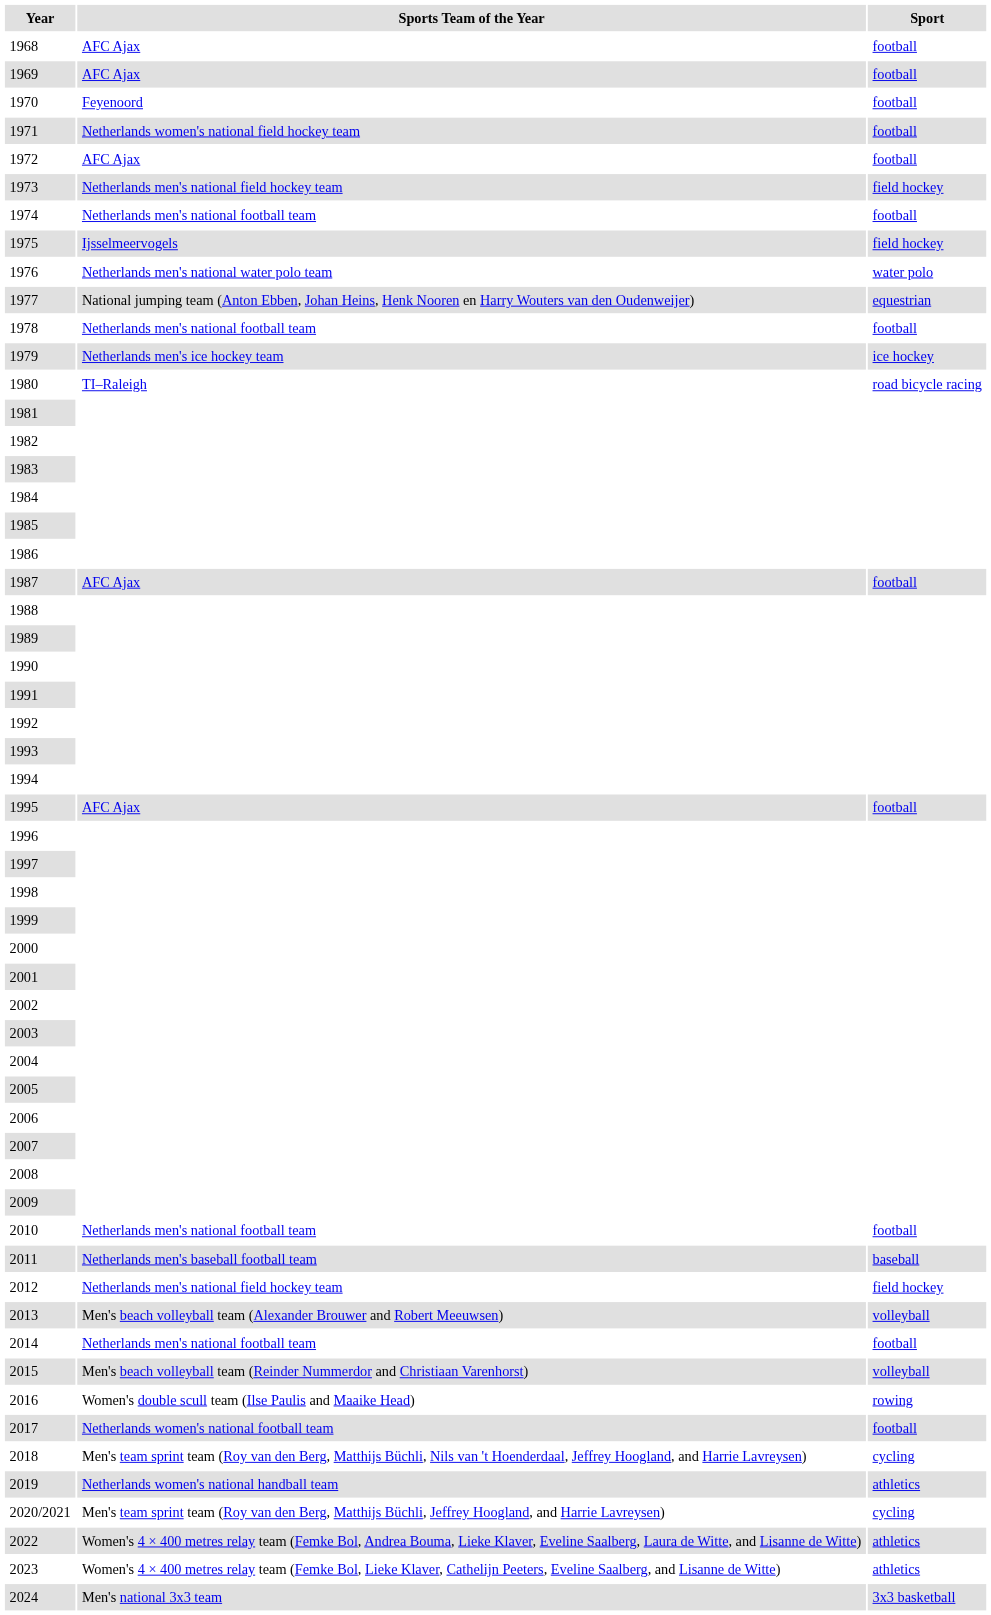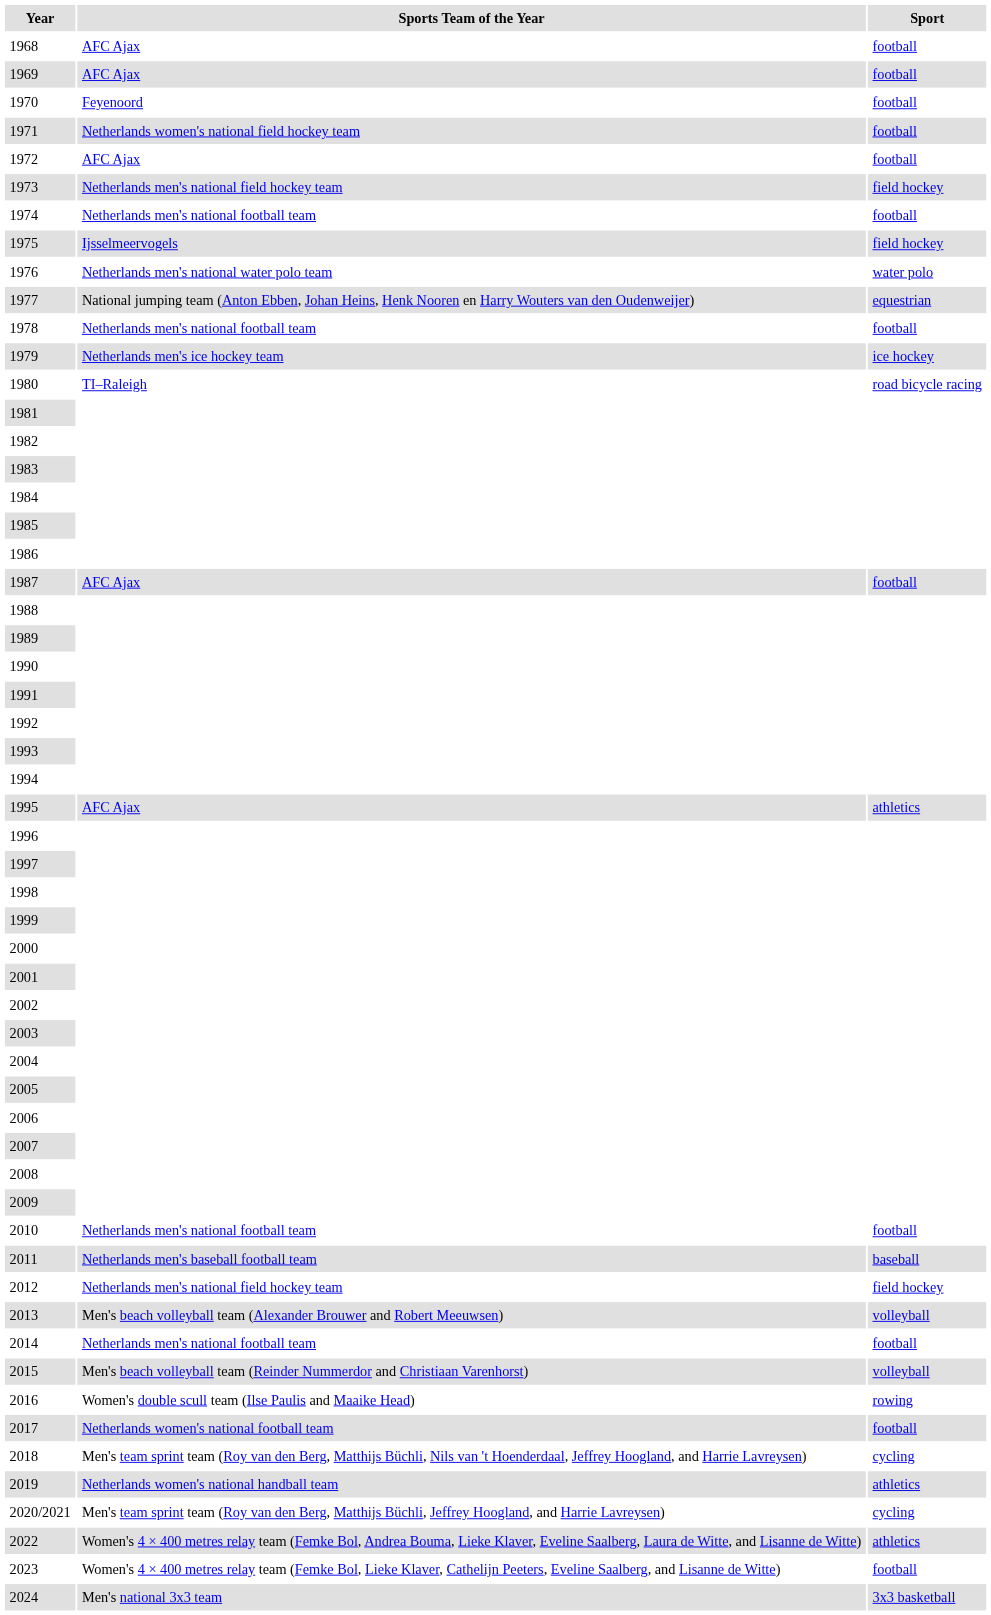(895, 807) football -> (896, 807) athletics
(896, 1569) athletics -> (895, 1569) football
